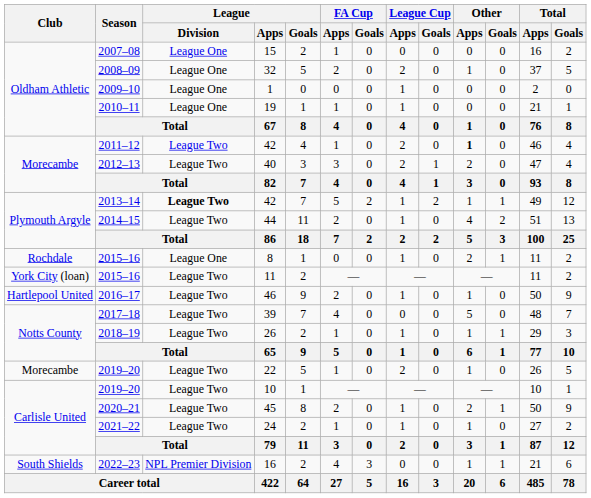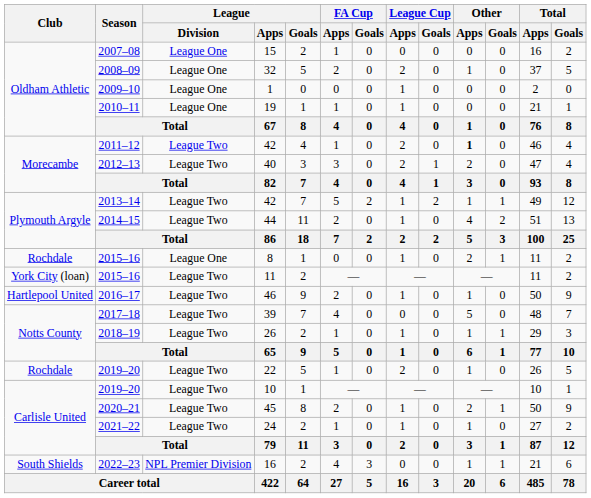(198, 201) bold -> (198, 201) normal
(50, 370) Morecambe -> (50, 370) Rochdale
